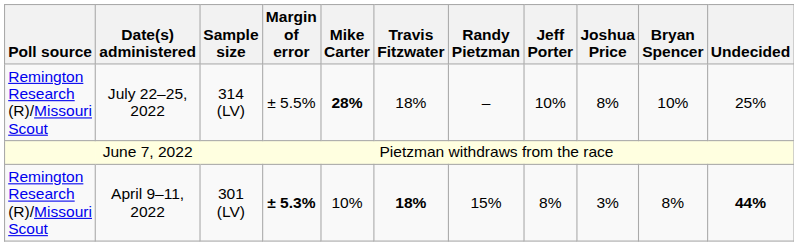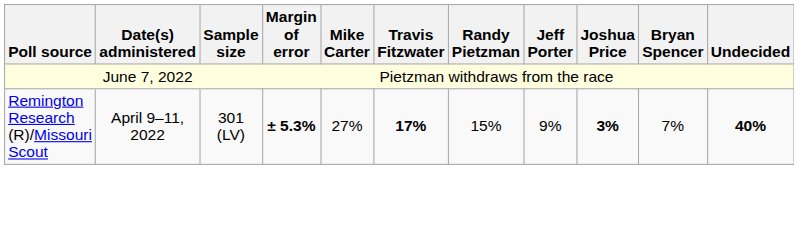- row: (148, 102)
(347, 203) 10% -> (347, 127) 27%
(411, 203) 18% -> (411, 127) 17%
(550, 203) 8% -> (550, 127) 9%
(608, 203) normal -> (608, 127) bold
(673, 203) 8% -> (673, 127) 7%
(751, 203) 44% -> (751, 127) 40%
